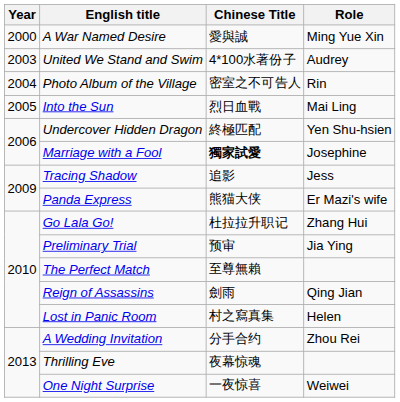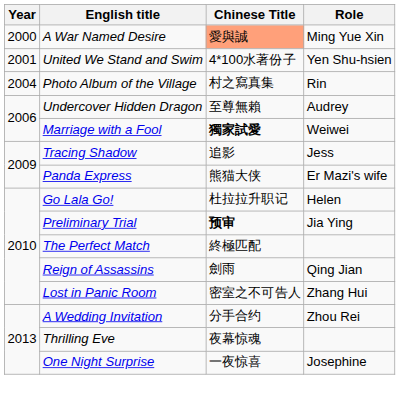(229, 36) no background -> (229, 36) lightsalmon background
(22, 60) 2003 -> (22, 60) 2001
(328, 60) Audrey -> (349, 60) Yen Shu-hsien
(255, 83) 密室之不可告人 -> (242, 83) 村之寫真集
- row: (78, 106)
(235, 129) 終極匹配 -> (235, 106) 至尊無賴
(349, 130) Yen Shu-hsien -> (328, 106) Audrey
(337, 153) Josephine -> (328, 130) Weiwei
(337, 223) Zhang Hui -> (324, 199) Helen
(222, 245) normal -> (222, 222) bold
(235, 269) 至尊無賴 -> (235, 245) 終極匹配
(242, 315) 村之寫真集 -> (255, 292) 密室之不可告人
(324, 316) Helen -> (337, 292) Zhang Hui
(328, 385) Weiwei -> (337, 362) Josephine
